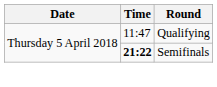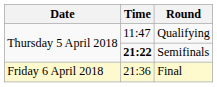+ row: (170, 71)
